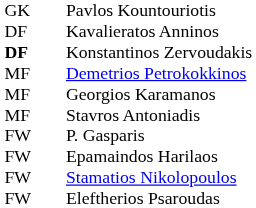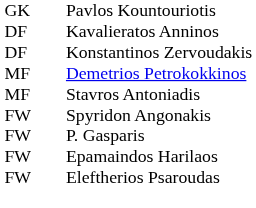(16, 52) bold -> (16, 52) normal
- row: (141, 93)
+ row: (138, 114)
- row: (151, 177)
